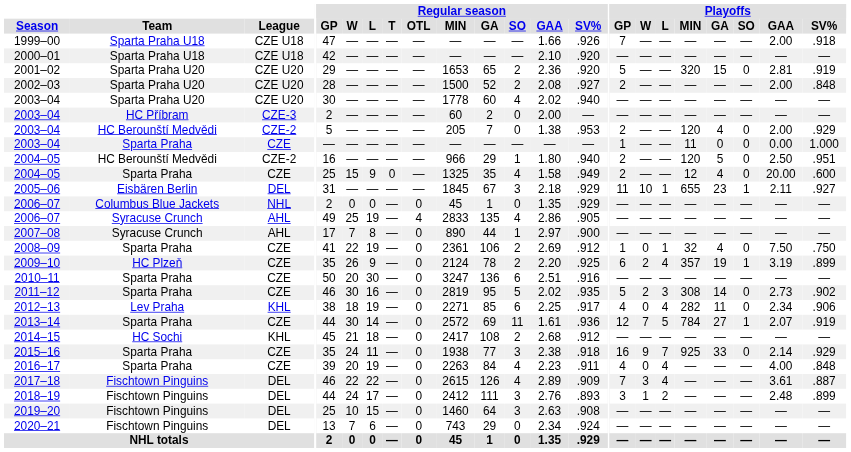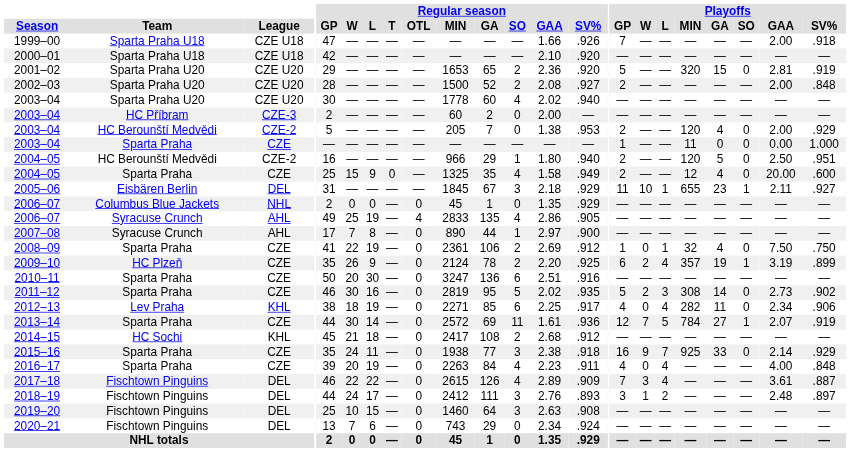(824, 396) .899 -> (824, 396) .897
